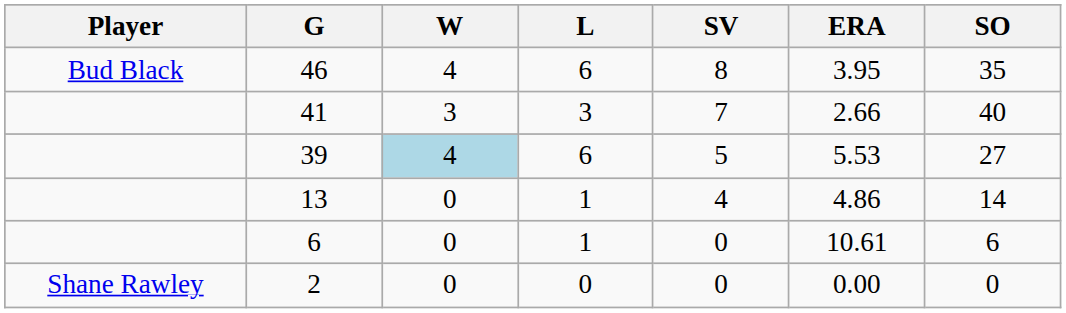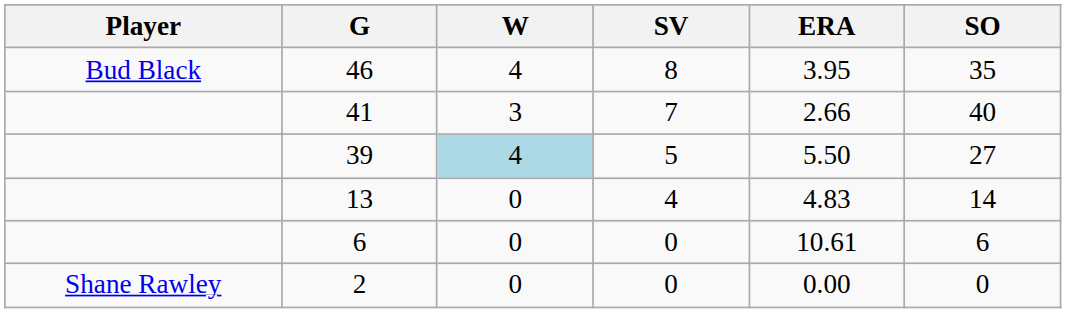- column: (585, 26)
(857, 155) 5.53 -> (827, 155) 5.50
(857, 198) 4.86 -> (827, 198) 4.83
